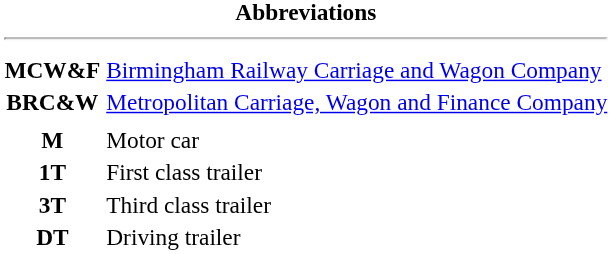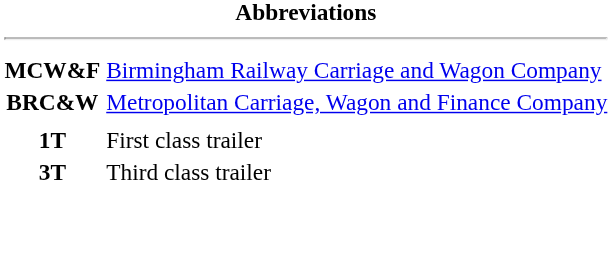- row: (153, 140)
- row: (173, 237)
